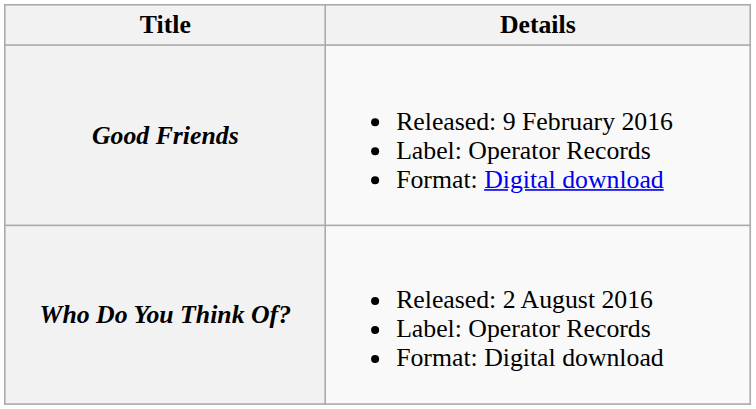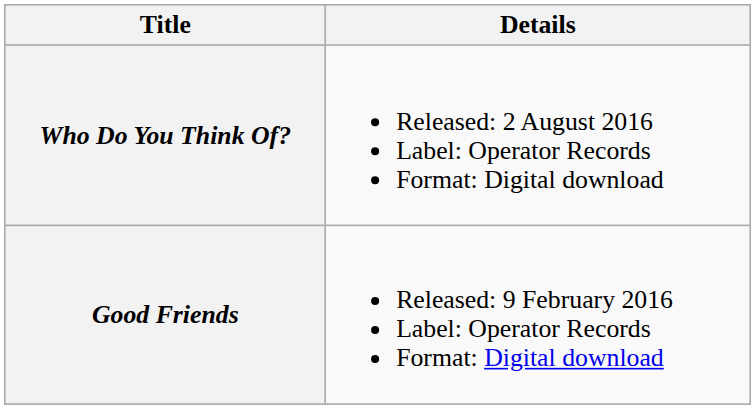rows swapped: (165, 135) <-> (165, 314)
